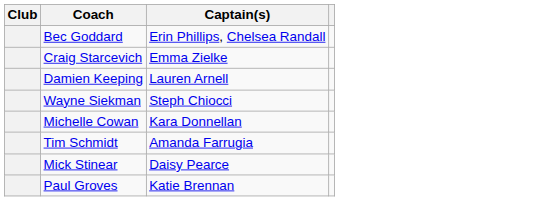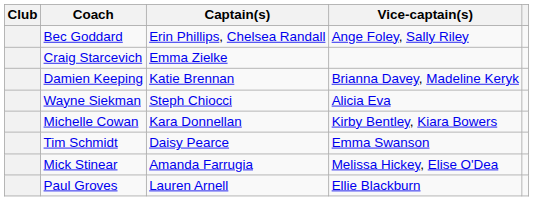+ column: (425, 15)
(189, 79) Lauren Arnell -> (192, 79) Katie Brennan
(201, 143) Amanda Farrugia -> (189, 143) Daisy Pearce
(189, 164) Daisy Pearce -> (201, 164) Amanda Farrugia
(192, 185) Katie Brennan -> (189, 185) Lauren Arnell
